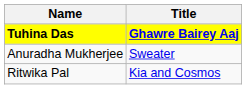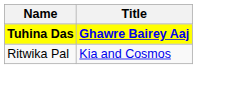- row: (65, 53)
